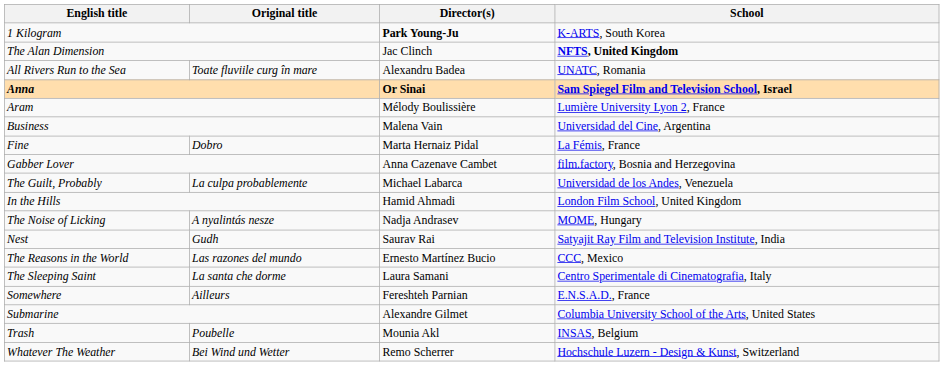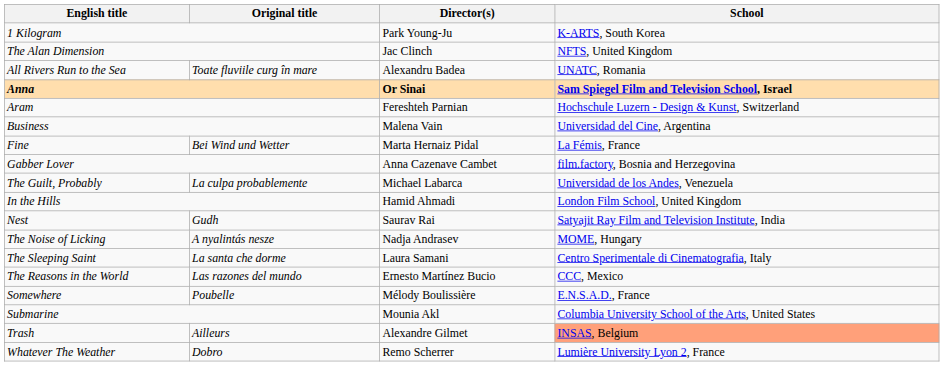(421, 32) bold -> (417, 32) normal
(618, 51) bold -> (615, 51) normal
(429, 107) Mélody Boulissière -> (425, 107) Fereshteh Parnian
(641, 107) Lumière University Lyon 2, France -> (678, 107) Hochschule Luzern - Design & Kunst, Switzerland
(207, 145) Dobro -> (241, 145) Bei Wind und Wetter
rows swapped: (18, 239) <-> (56, 220)
rows swapped: (68, 257) <-> (51, 276)
(211, 295) Ailleurs -> (213, 295) Poubelle
(425, 295) Fereshteh Parnian -> (429, 295) Mélody Boulissière
(425, 314) Alexandre Gilmet -> (411, 314) Mounia Akl
(213, 333) Poubelle -> (211, 333) Ailleurs
(411, 333) Mounia Akl -> (425, 333) Alexandre Gilmet
(598, 333) no background -> (598, 333) lightsalmon background
(241, 351) Bei Wind und Wetter -> (207, 351) Dobro
(678, 351) Hochschule Luzern - Design & Kunst, Switzerland -> (641, 351) Lumière University Lyon 2, France
